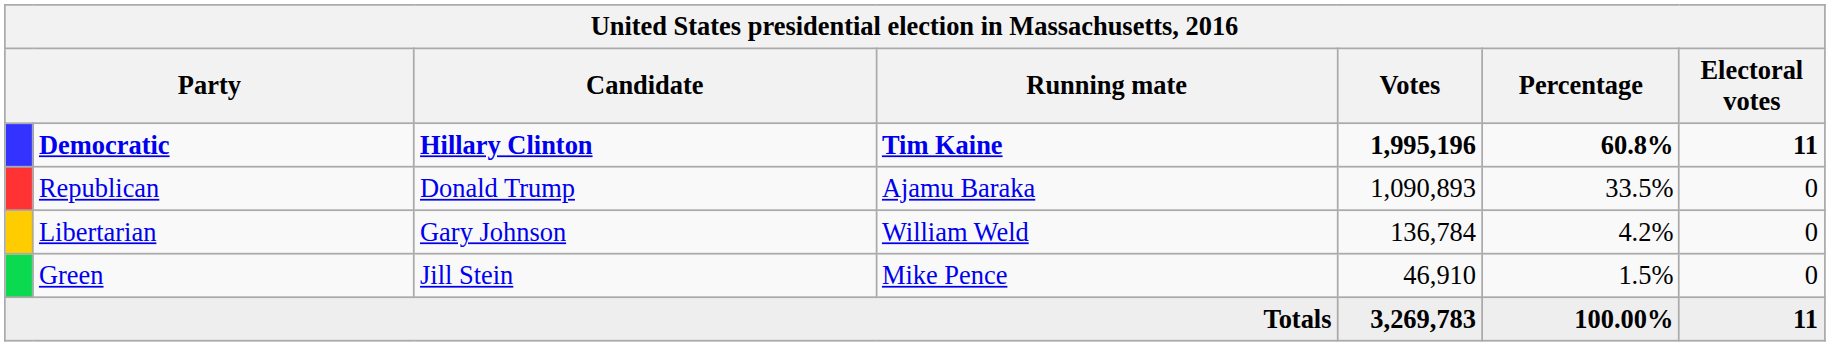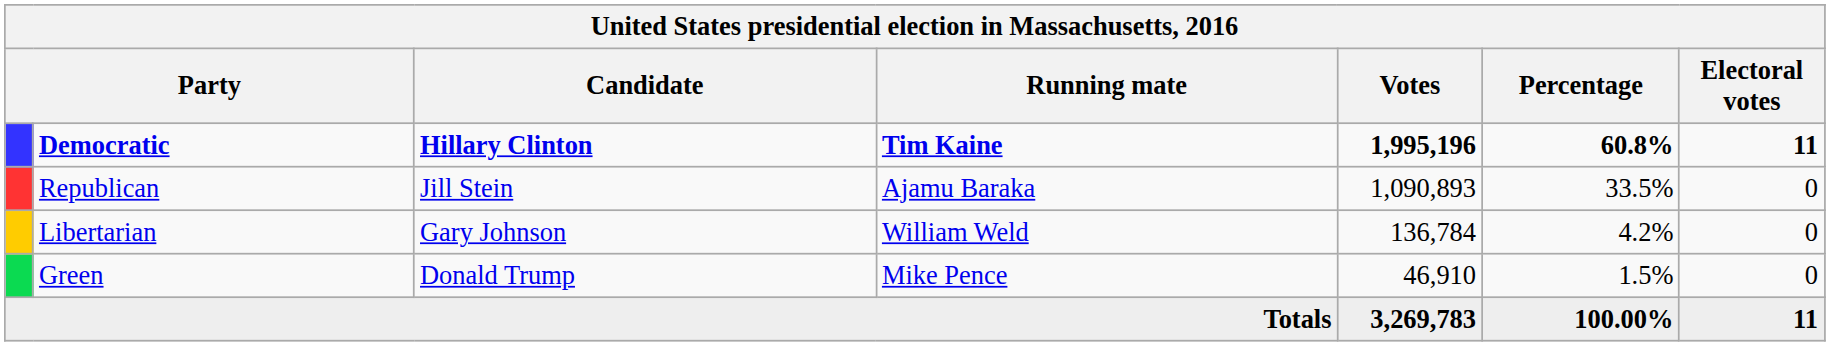(497, 188) Donald Trump -> (467, 188) Jill Stein
(467, 275) Jill Stein -> (497, 275) Donald Trump
